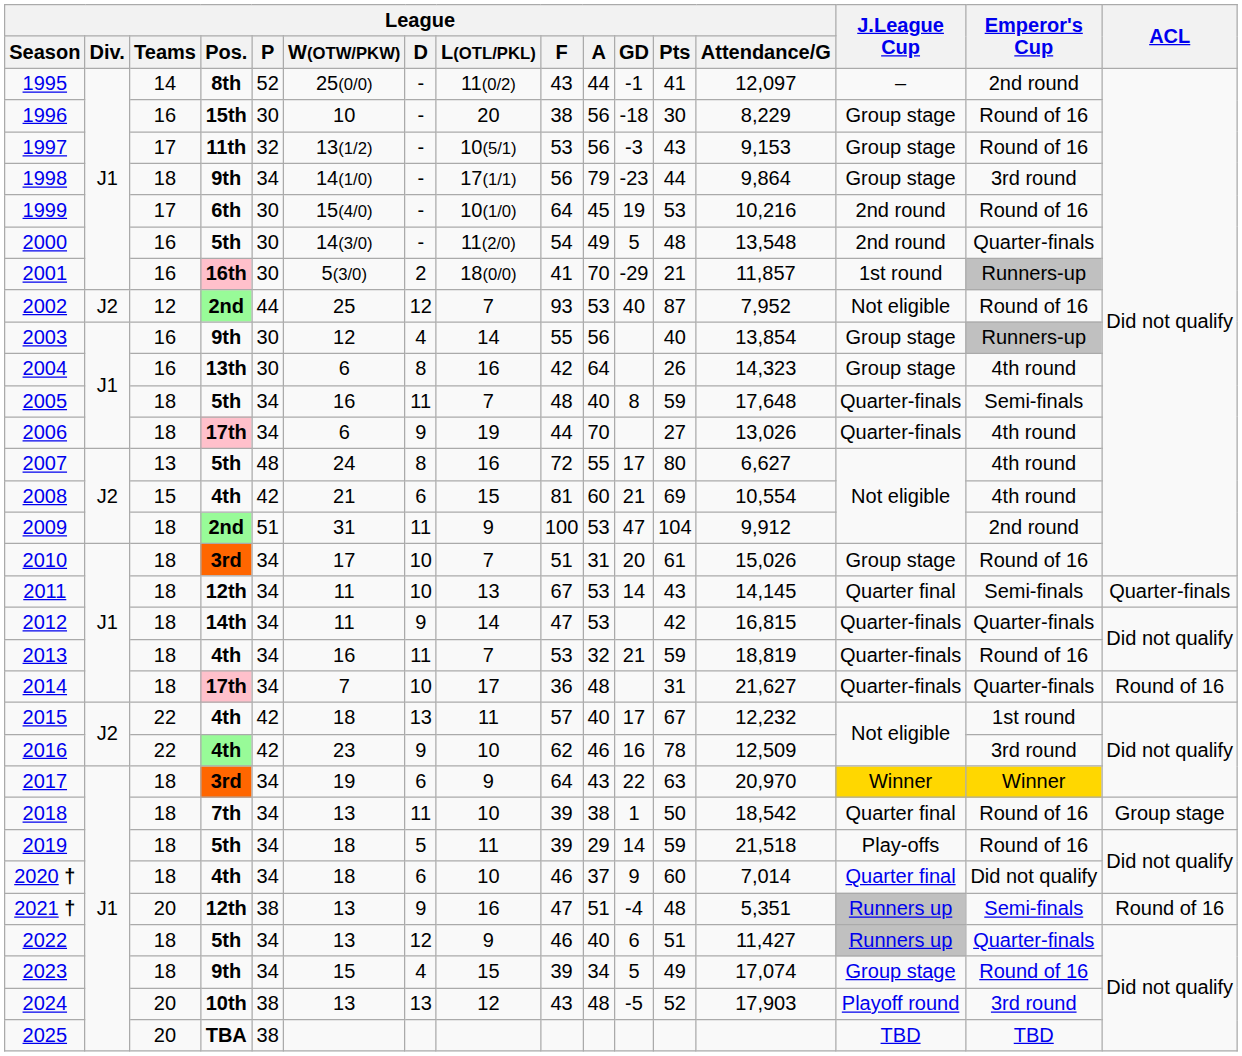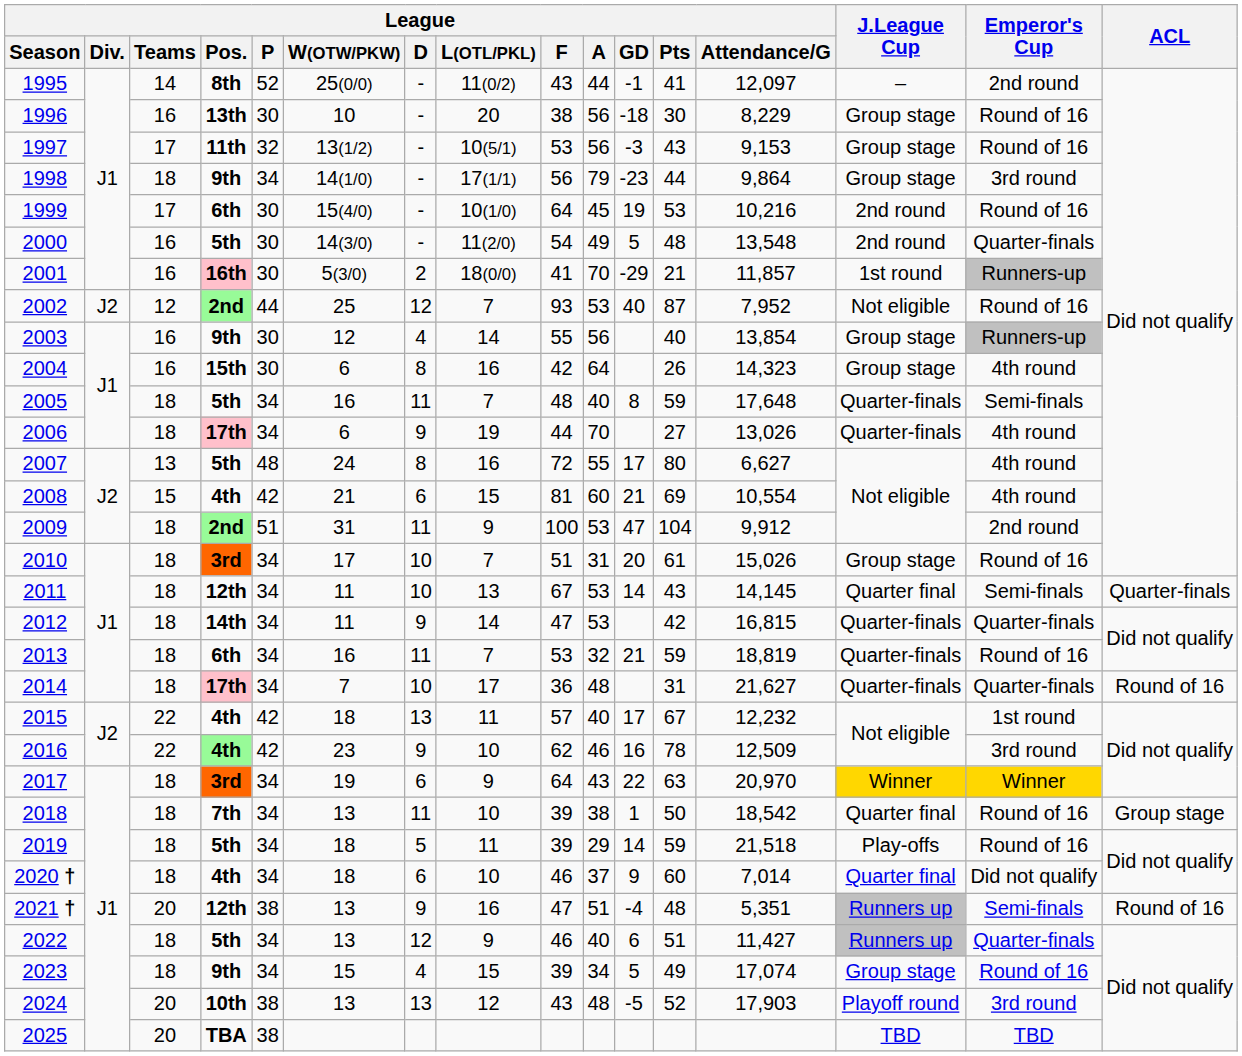(226, 115) 15th -> (226, 115) 13th
(226, 369) 13th -> (226, 369) 15th
(226, 654) 4th -> (226, 654) 6th
